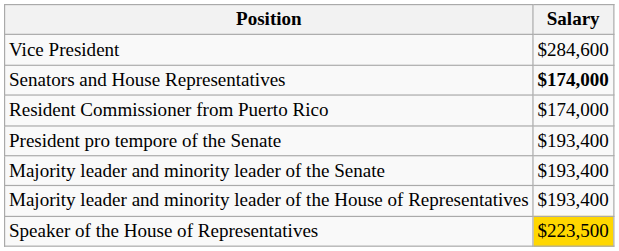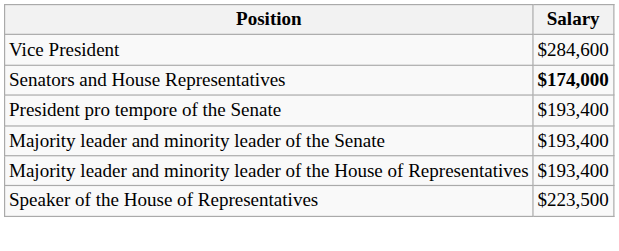- row: (169, 110)
(573, 230) gold background -> (573, 200) no background
